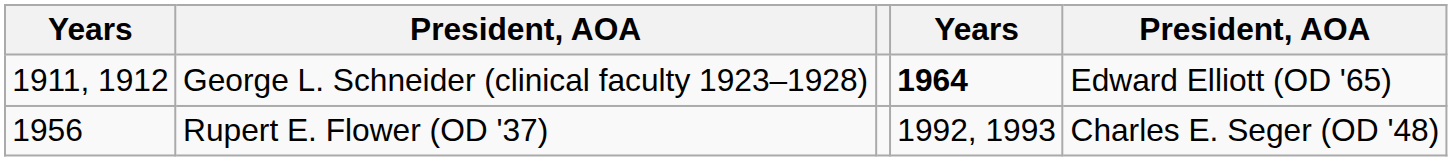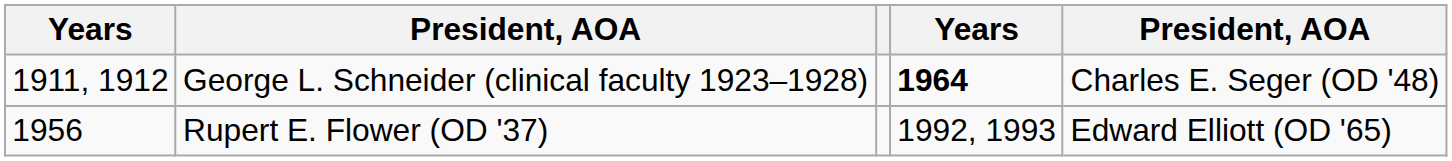(1231, 79) Edward Elliott (OD '65) -> (1255, 79) Charles E. Seger (OD '48)
(1255, 130) Charles E. Seger (OD '48) -> (1231, 130) Edward Elliott (OD '65)
